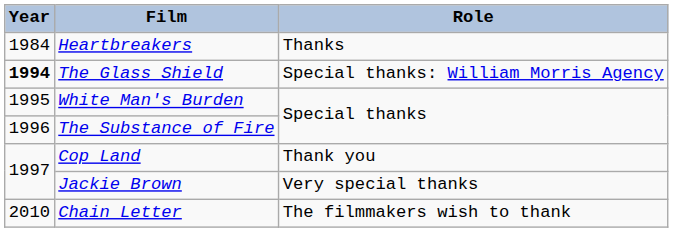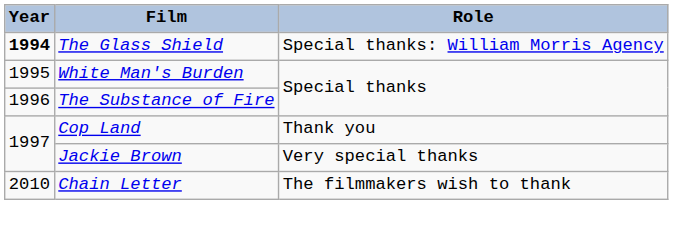- row: (125, 47)
